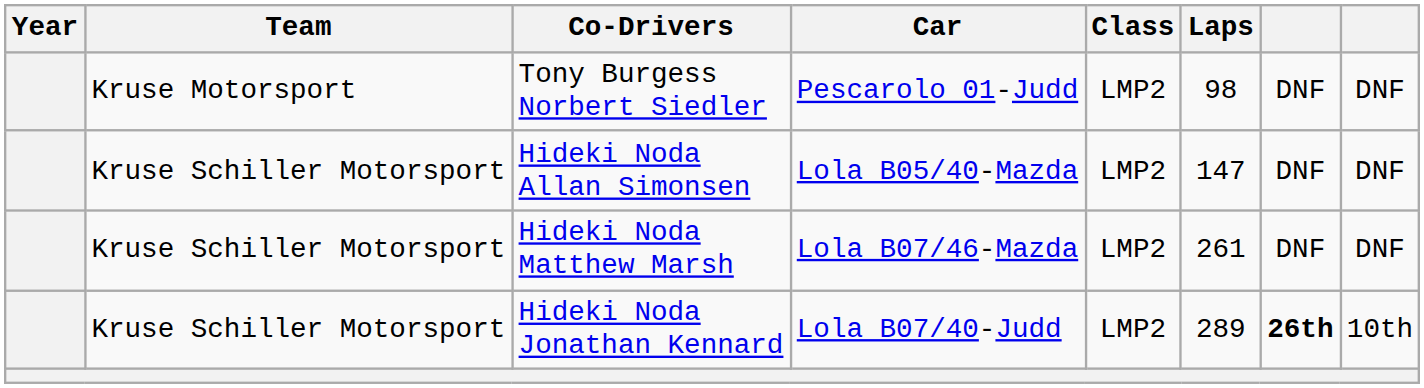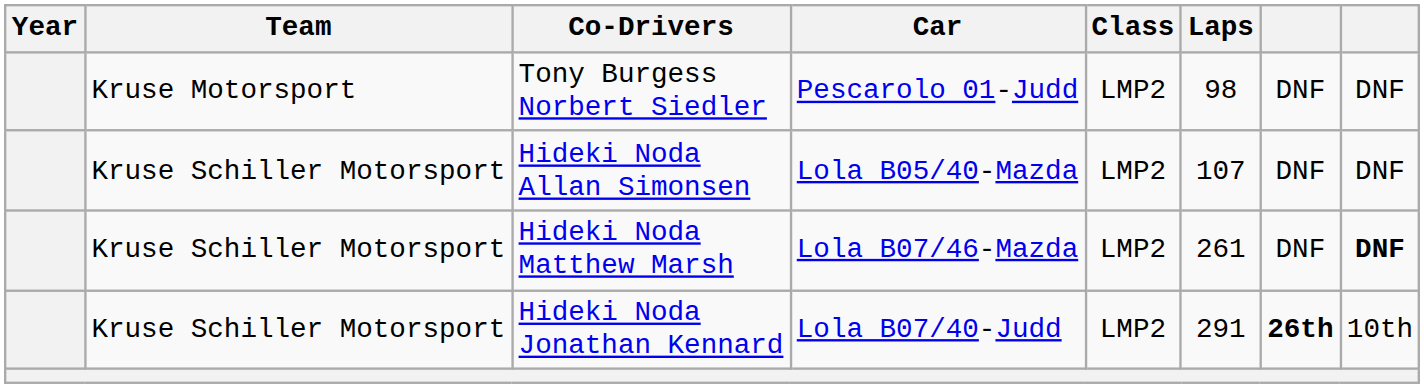(1221, 170) 147 -> (1221, 170) 107
(1380, 250) normal -> (1380, 250) bold
(1221, 329) 289 -> (1221, 329) 291
